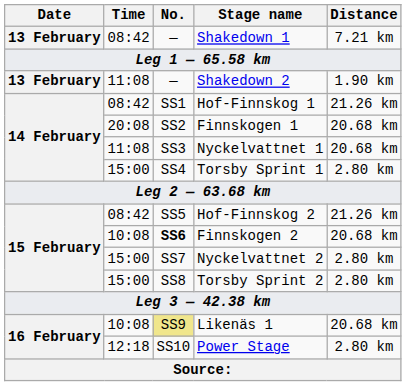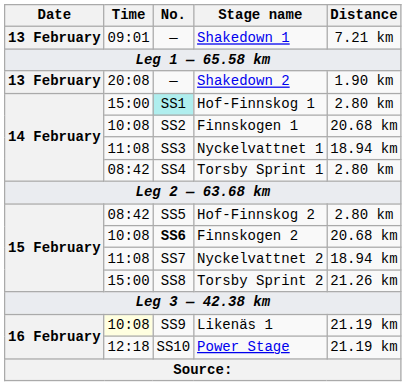(129, 38) 08:42 -> (129, 38) 09:01
(129, 82) 11:08 -> (129, 82) 20:08
(129, 104) 08:42 -> (129, 104) 15:00
(173, 104) no background -> (173, 104) paleturquoise background
(364, 104) 21.26 km -> (364, 104) 2.80 km
(129, 126) 20:08 -> (129, 126) 10:08
(364, 148) 20.68 km -> (364, 148) 18.94 km
(129, 170) 15:00 -> (129, 170) 08:42
(364, 215) 21.26 km -> (364, 215) 2.80 km
(129, 259) 15:00 -> (129, 259) 11:08
(364, 259) 2.80 km -> (364, 259) 18.94 km
(364, 281) 2.80 km -> (364, 281) 21.26 km
(129, 325) no background -> (129, 325) lightyellow background
(173, 325) khaki background -> (173, 325) no background
(364, 325) 20.68 km -> (364, 325) 21.19 km
(364, 347) 2.80 km -> (364, 347) 21.19 km
